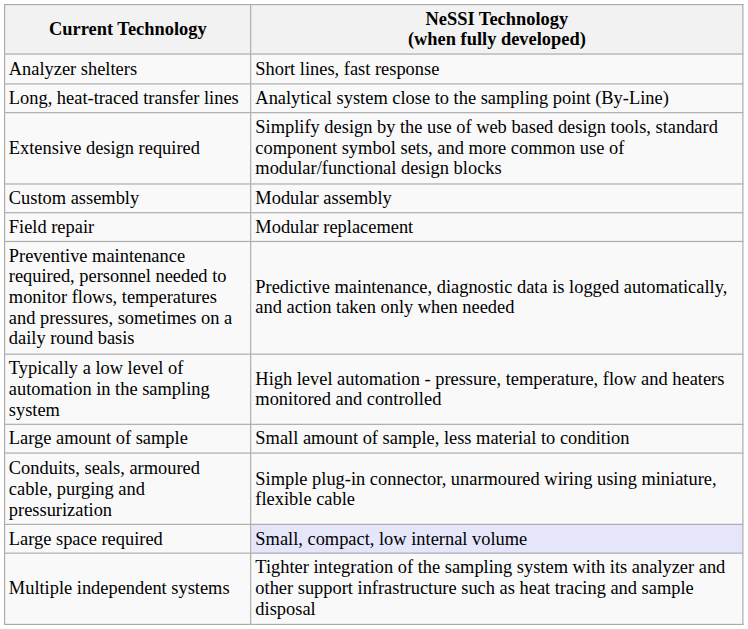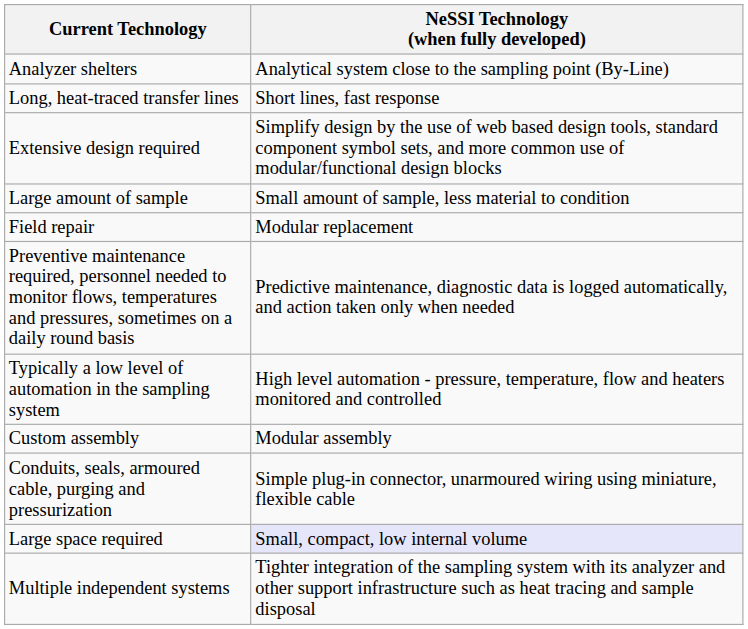(347, 68) Short lines, fast response -> (462, 68) Analytical system close to the sampling point (By-Line)
(462, 98) Analytical system close to the sampling point (By-Line) -> (347, 98) Short lines, fast response
rows swapped: (74, 197) <-> (98, 438)
